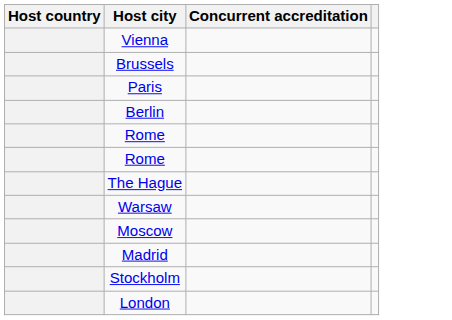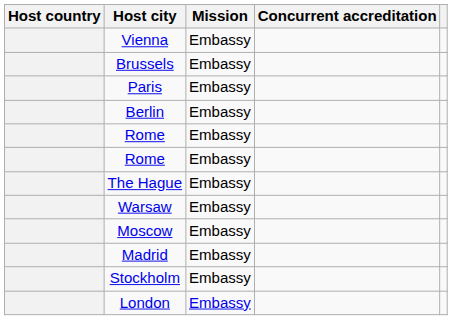+ column: (220, 16)
